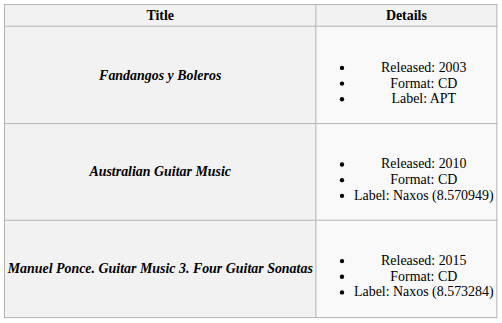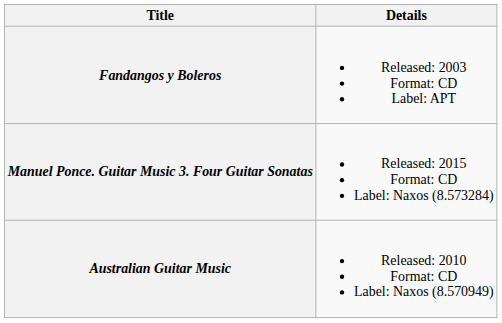rows swapped: (160, 171) <-> (160, 268)
